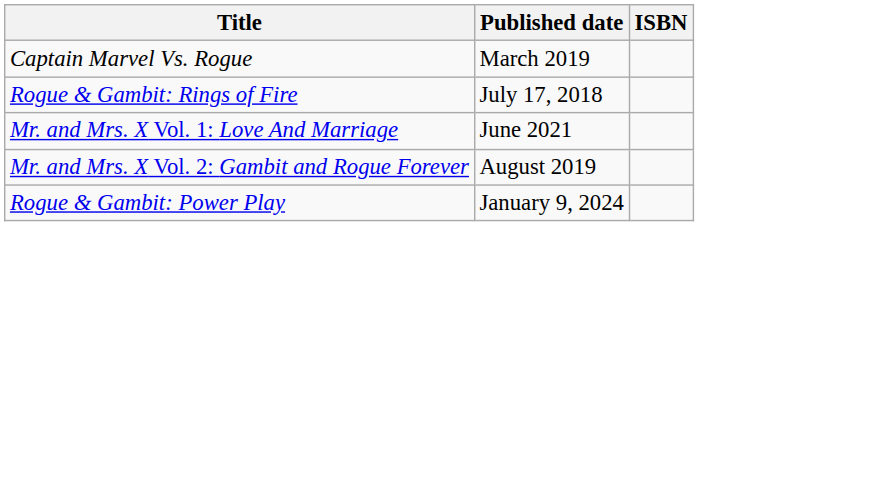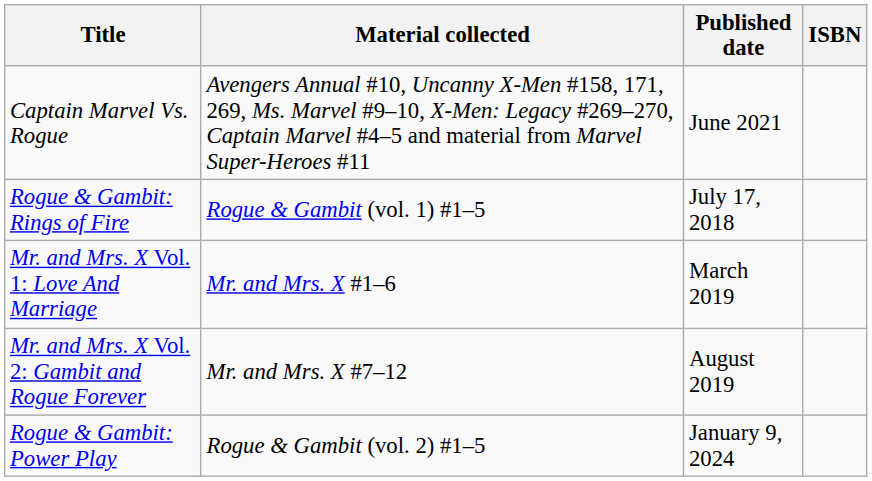+ column: (443, 35)
(535, 58) March 2019 -> (735, 122) June 2021
(526, 130) June 2021 -> (719, 283) March 2019
